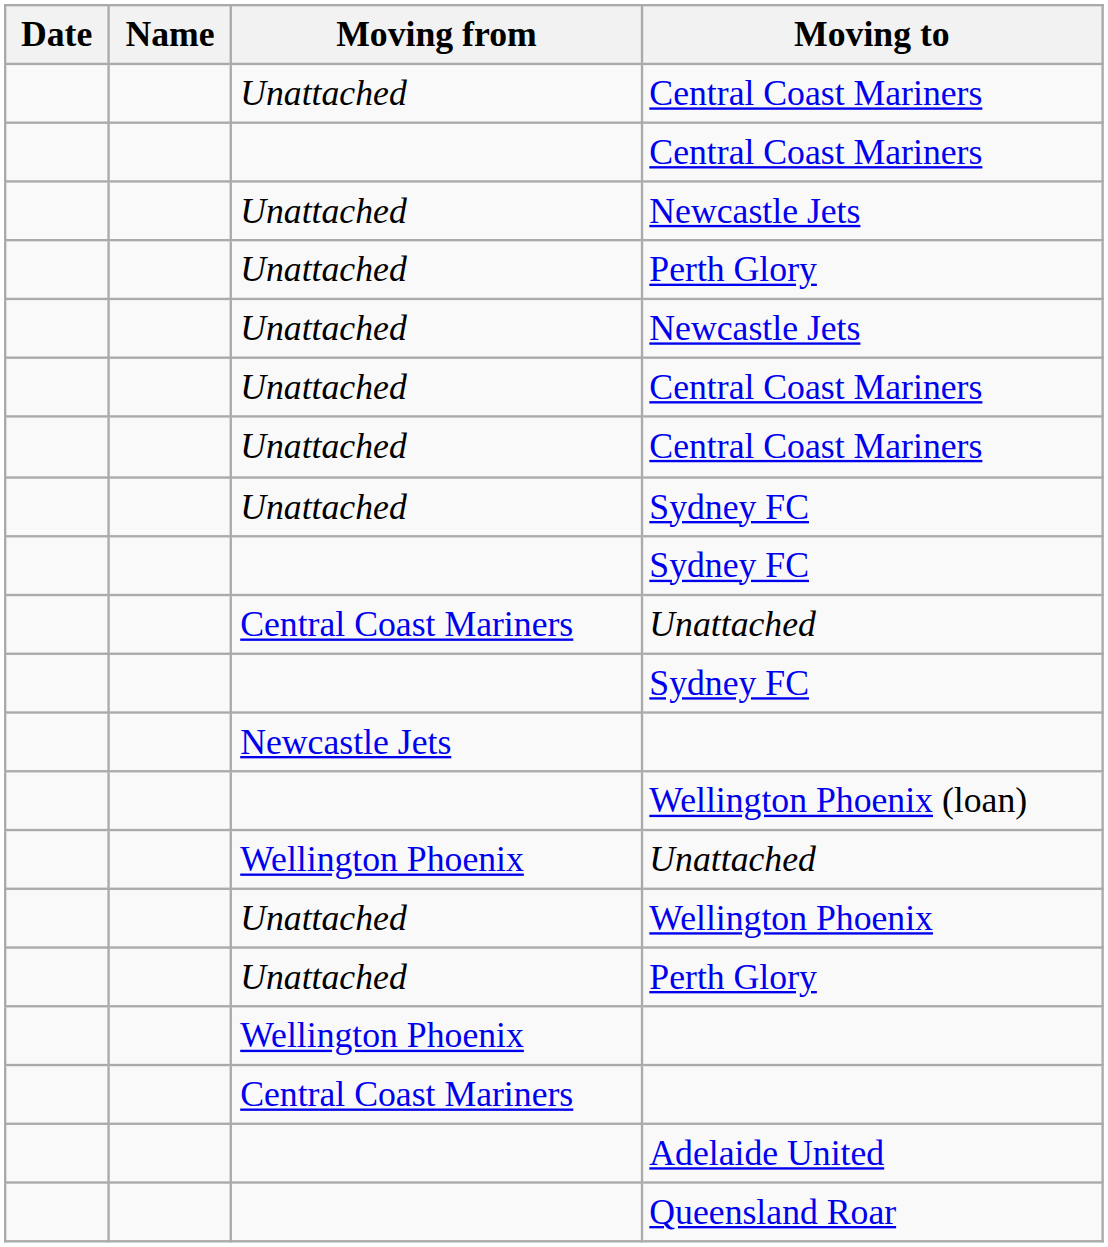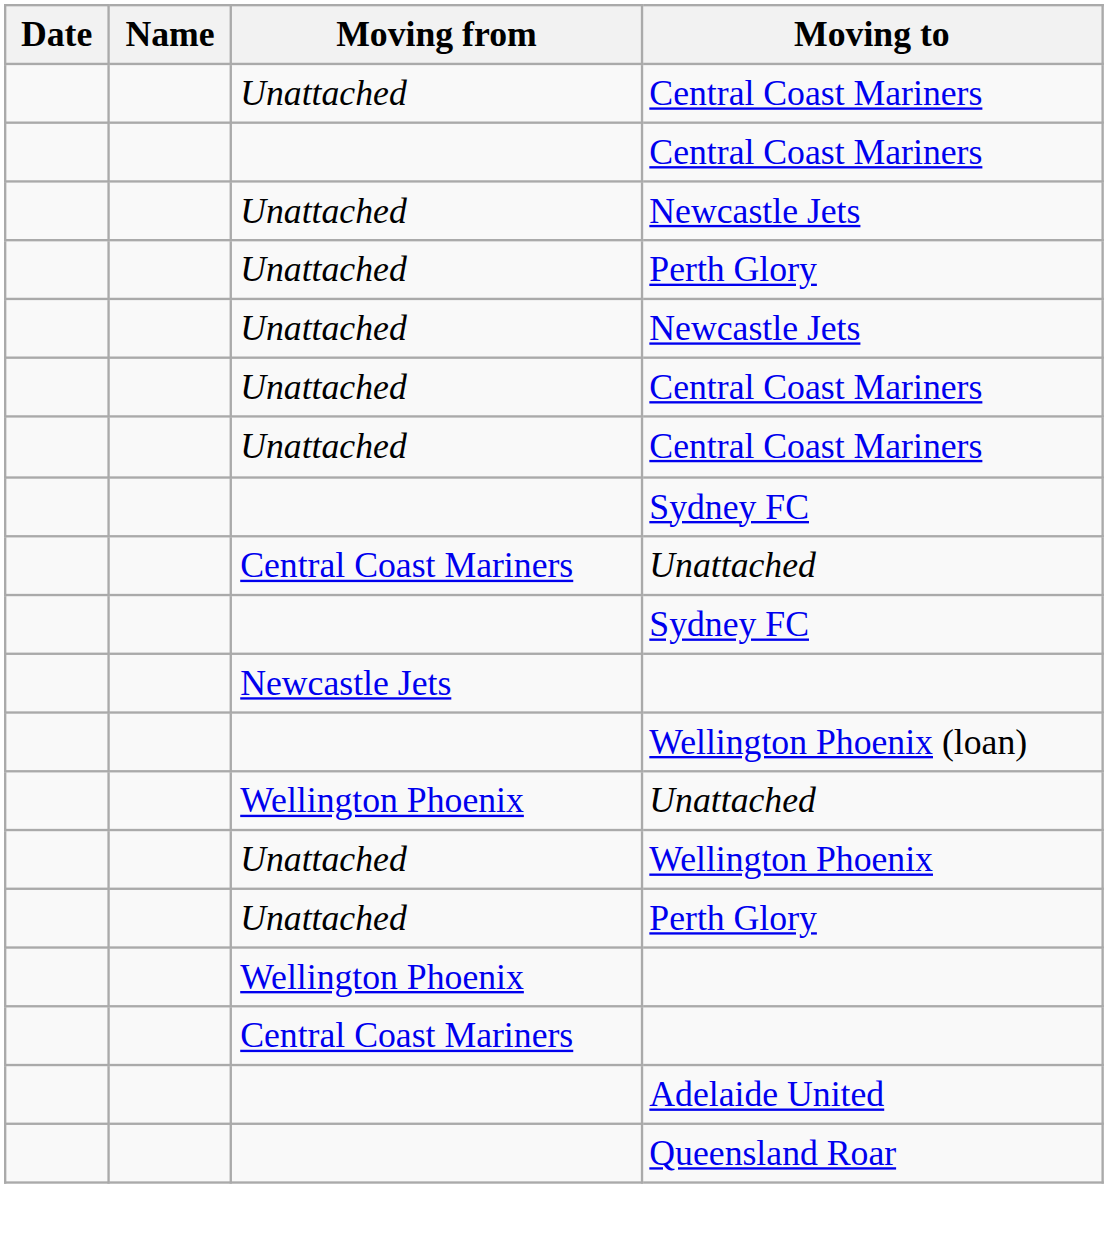- row: (323, 505)
